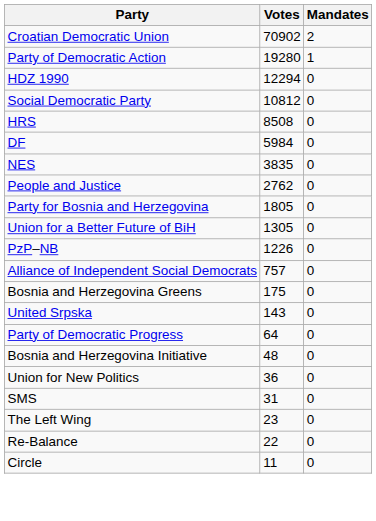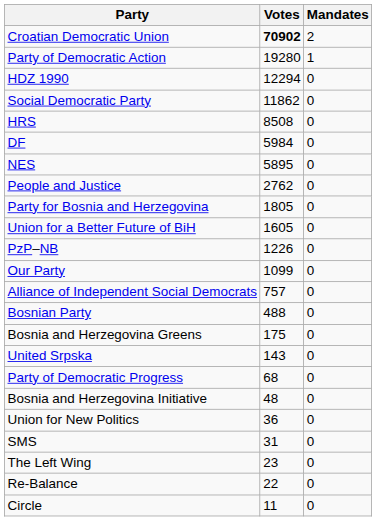(282, 36) normal -> (282, 36) bold
(282, 100) 10812 -> (281, 100) 11862
(278, 164) 3835 -> (278, 164) 5895
(278, 228) 1305 -> (278, 228) 1605
+ row: (36, 270)
+ row: (49, 313)
(271, 334) 64 -> (271, 377) 68
